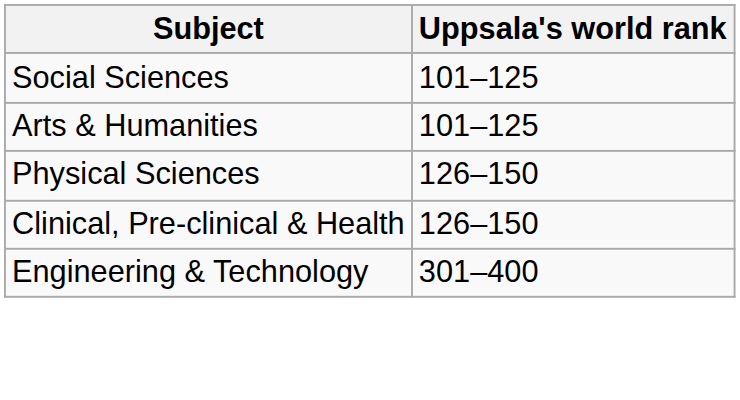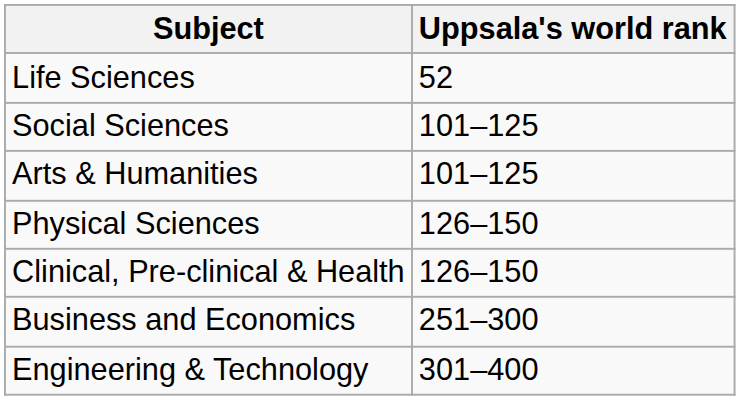+ row: (103, 77)
+ row: (184, 321)
